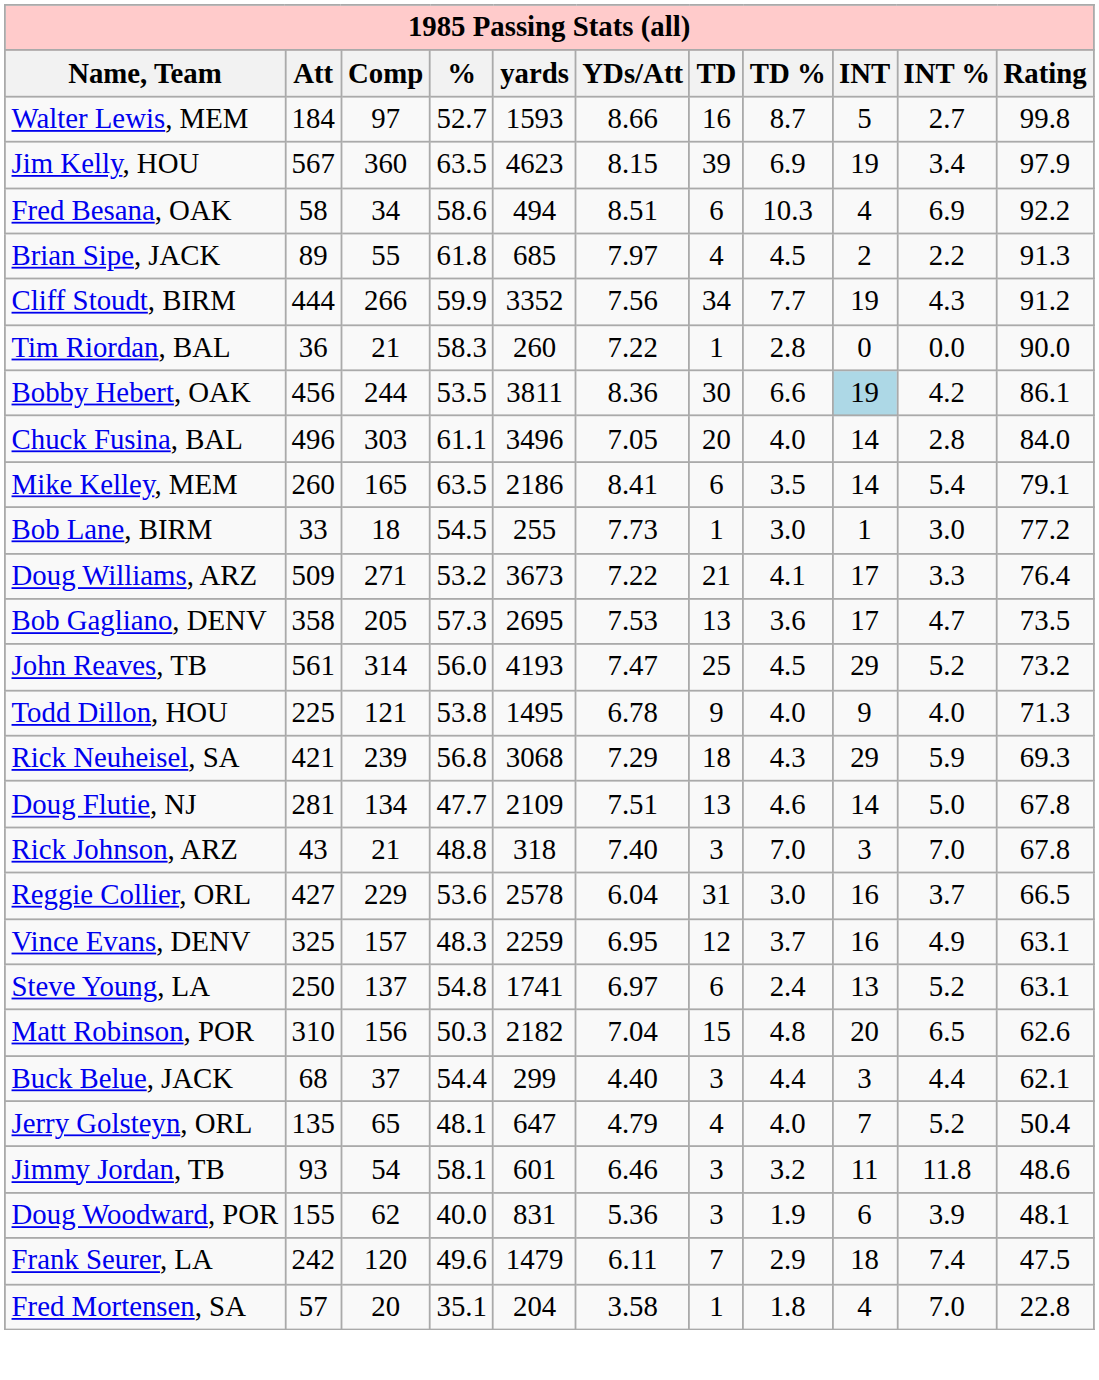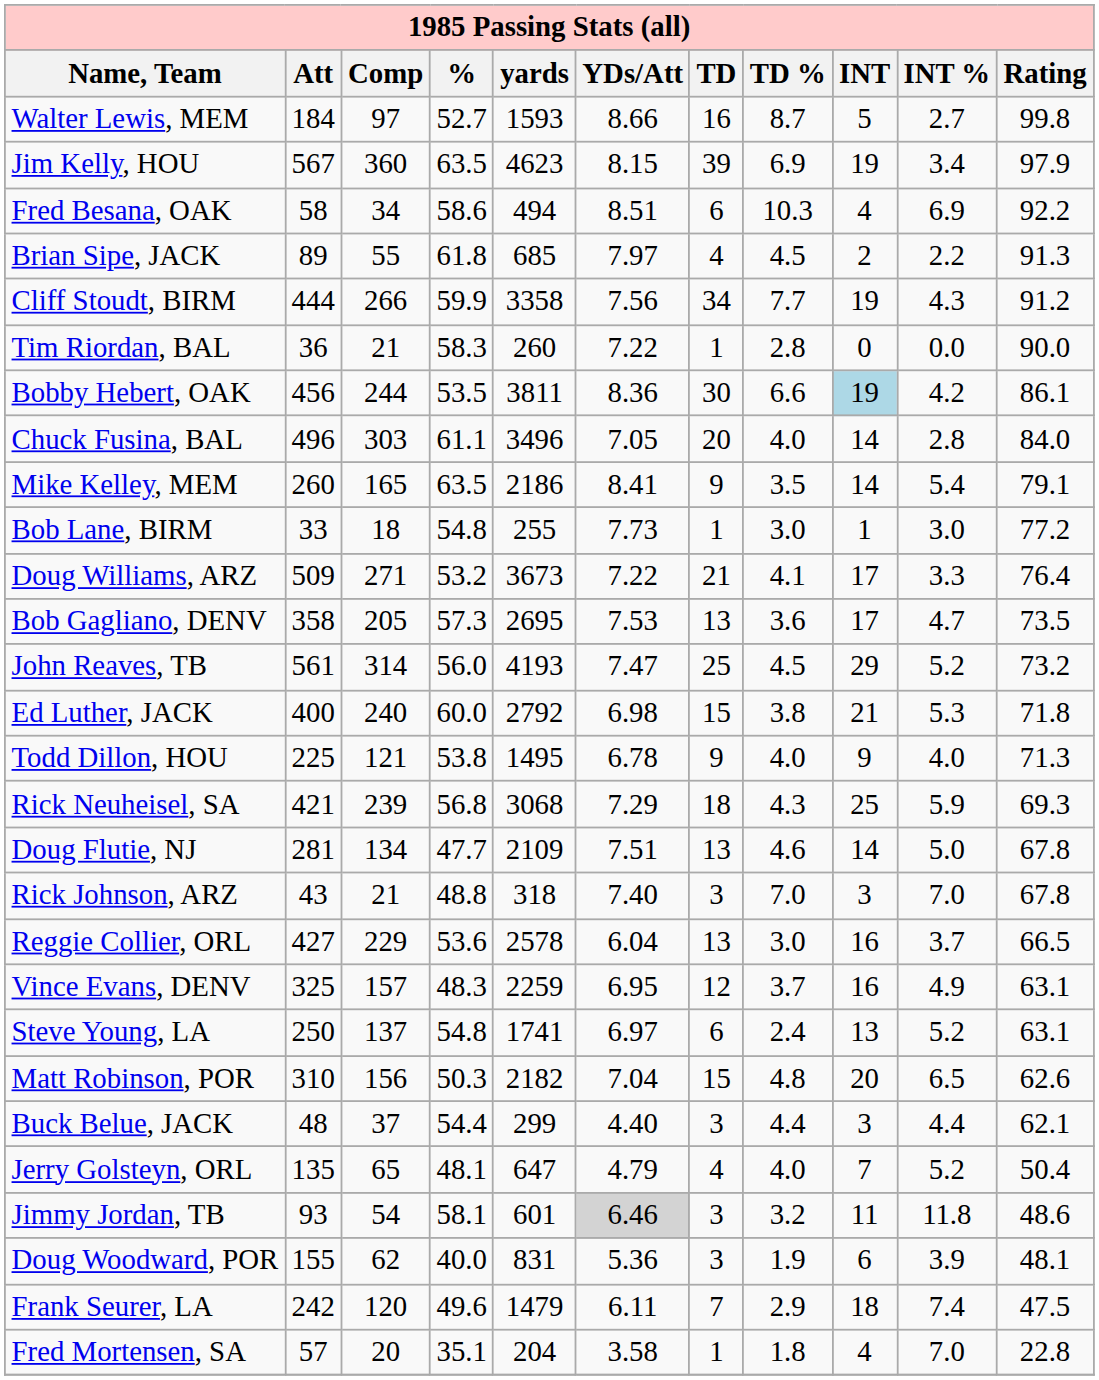(535, 301) 3352 -> (535, 301) 3358
(716, 484) 6 -> (716, 484) 9
(462, 529) 54.5 -> (462, 529) 54.8
+ row: (112, 712)
(865, 758) 29 -> (865, 803) 25
(716, 895) 31 -> (716, 940) 13
(313, 1077) 68 -> (313, 1123) 48
(633, 1169) no background -> (633, 1214) lightgrey background
